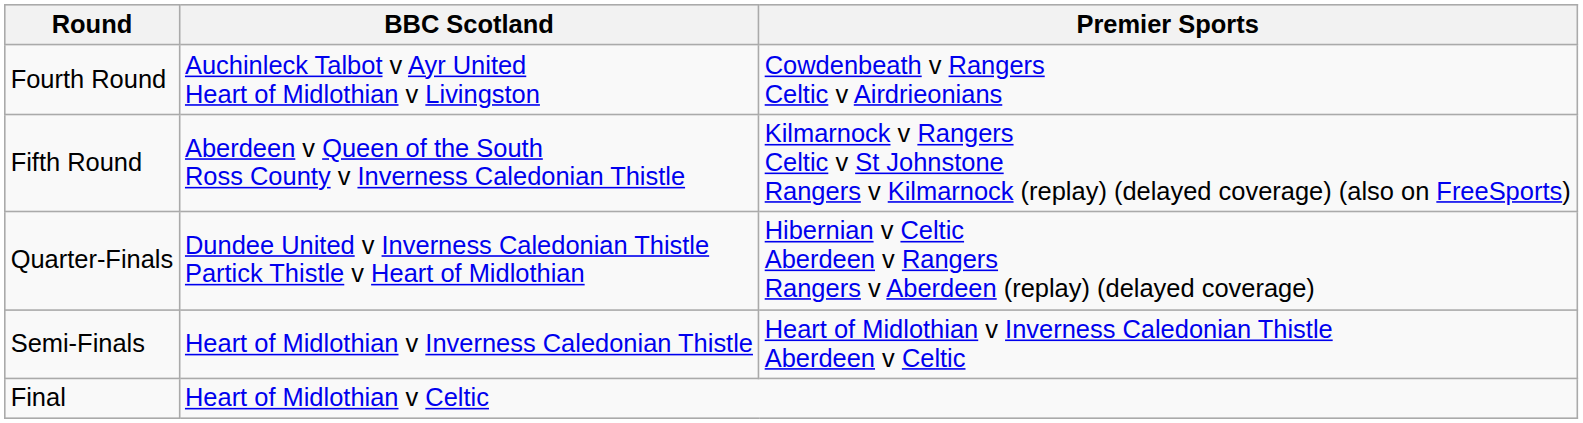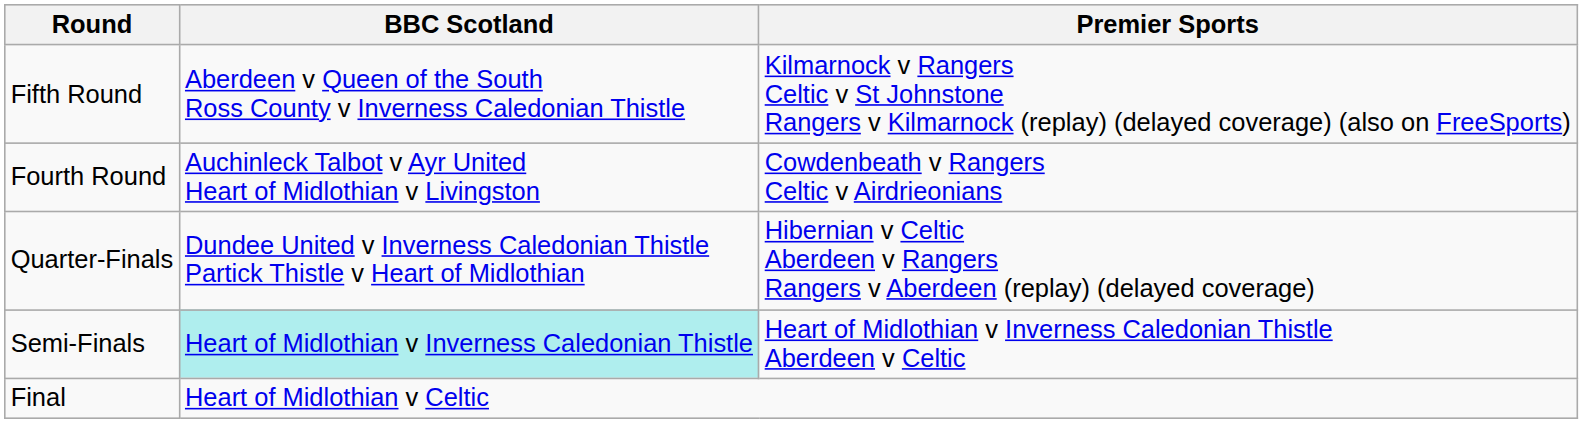rows swapped: (88, 79) <-> (76, 162)
(469, 343) no background -> (469, 343) paleturquoise background
